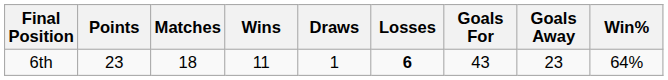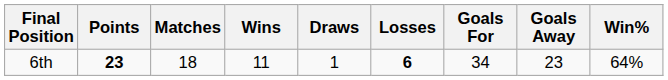(114, 63) normal -> (114, 63) bold
(481, 63) 43 -> (481, 63) 34
